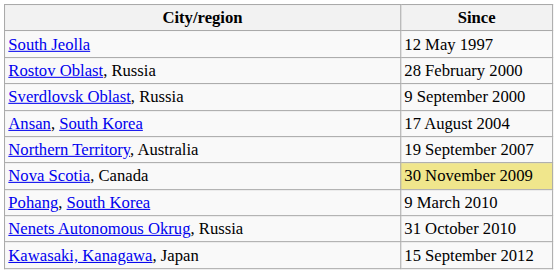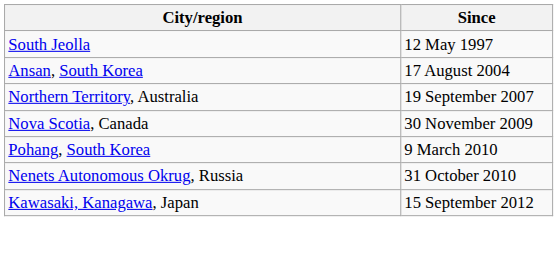- row: (82, 70)
- row: (96, 96)
(469, 176) khaki background -> (469, 123) no background
